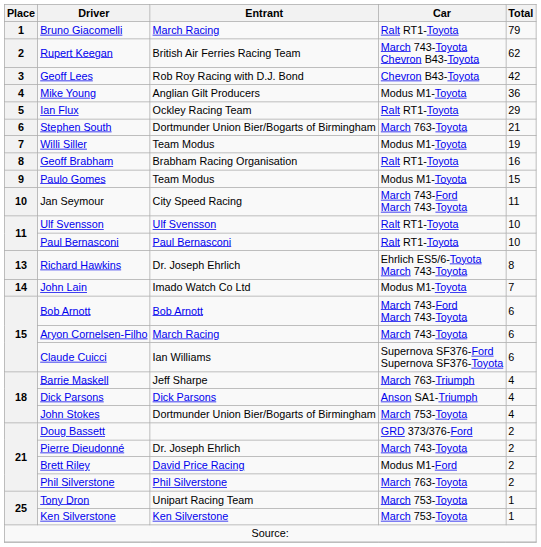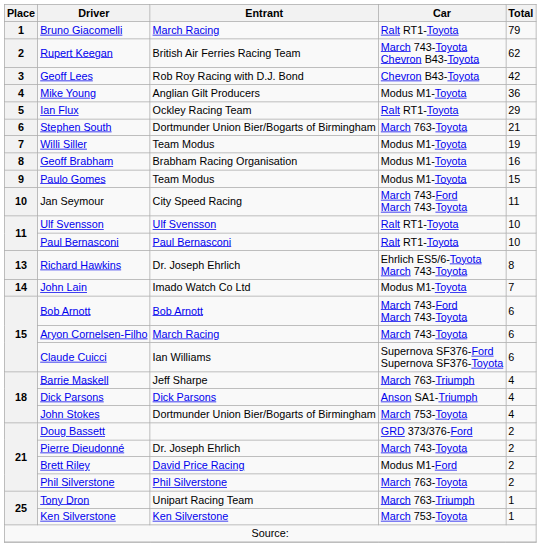(420, 162) Ralt RT1-Toyota -> (424, 162) Modus M1-Toyota
(424, 500) March 753-Toyota -> (428, 500) March 763-Triumph
